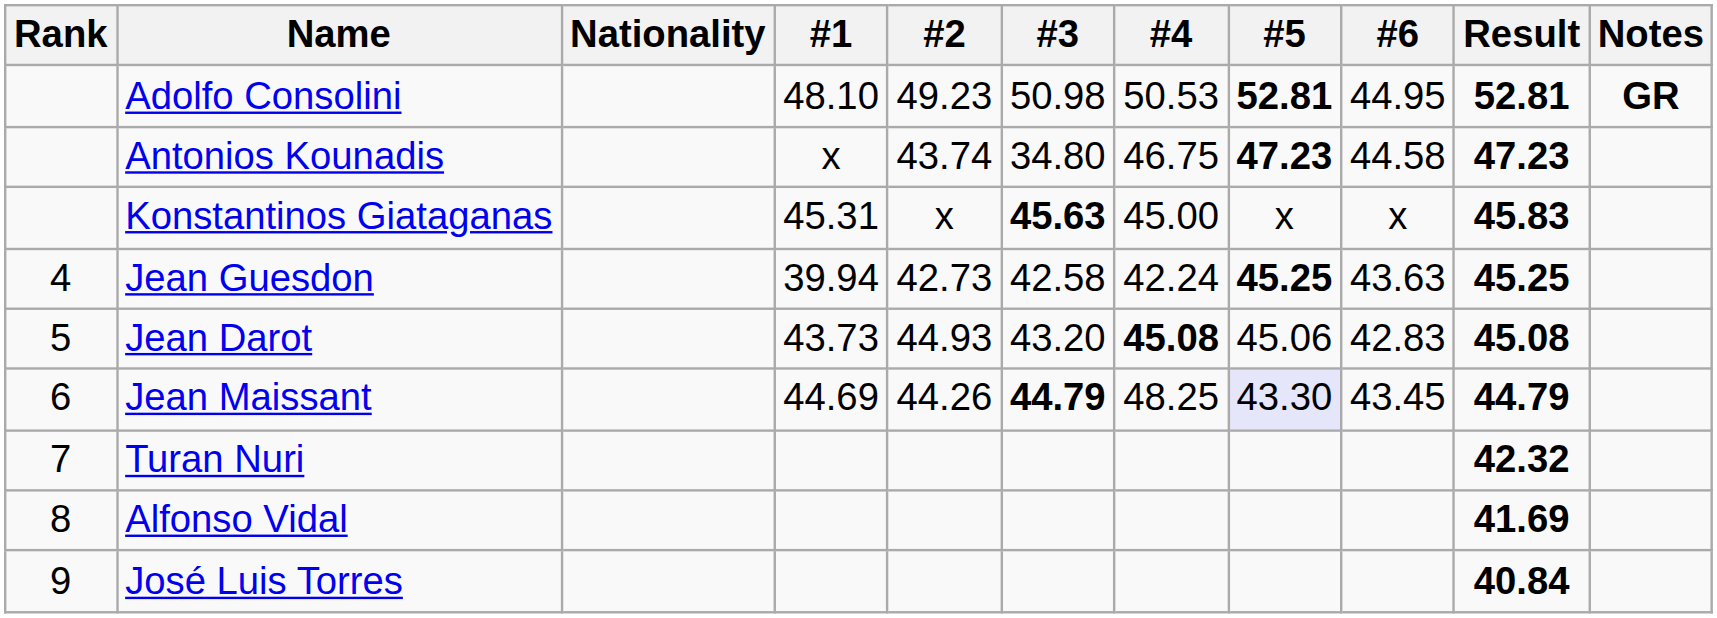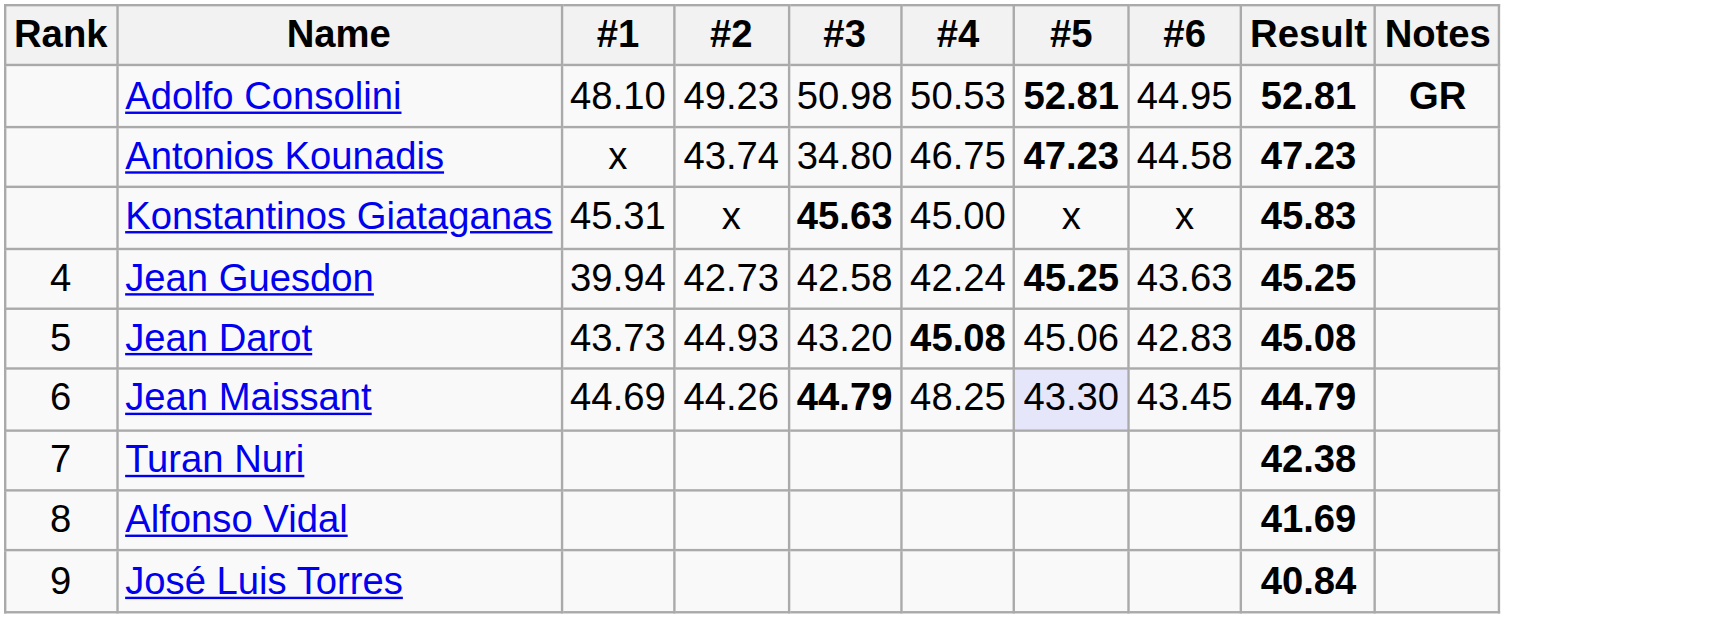- column: (668, 34)
(1522, 459) 42.32 -> (1309, 459) 42.38
